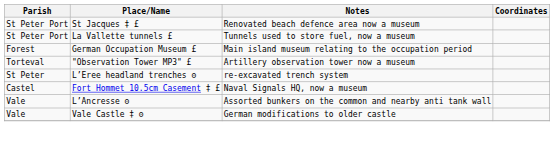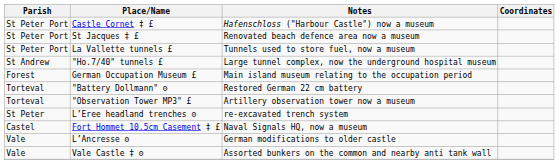+ row: (113, 24)
+ row: (117, 62)
+ row: (120, 88)
(357, 101) Assorted bunkers on the common and nearby anti tank wall -> (310, 140) German modifications to older castle
(310, 114) German modifications to older castle -> (357, 153) Assorted bunkers on the common and nearby anti tank wall
